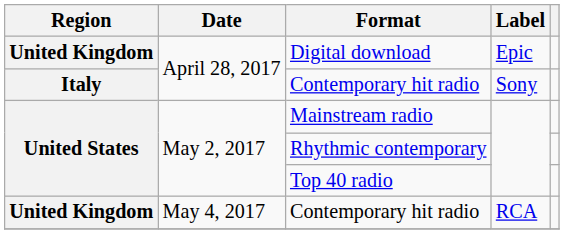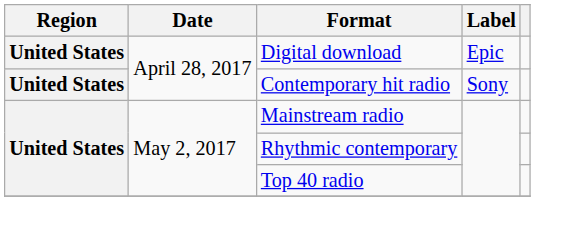(81, 52) United Kingdom -> (67, 52) United States
(81, 84) Italy -> (67, 84) United States
- row: (385, 212)
